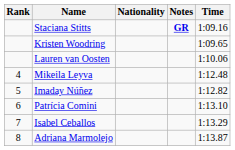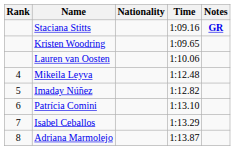columns swapped: (213, 12) <-> (181, 12)
